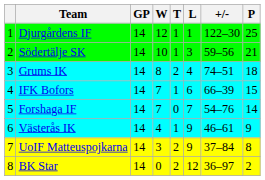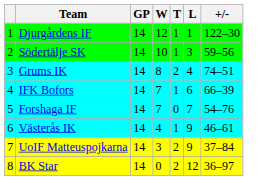- column: (252, 14)
